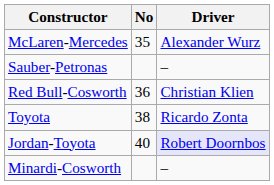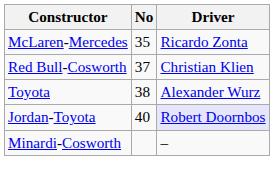(210, 42) Alexander Wurz -> (204, 42) Ricardo Zonta
- row: (58, 67)
(142, 92) 36 -> (142, 67) 37
(204, 117) Ricardo Zonta -> (210, 92) Alexander Wurz
